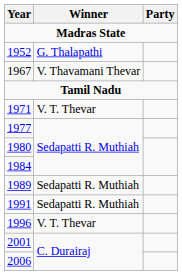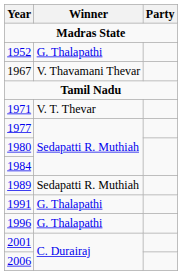(88, 204) Sedapatti R. Muthiah -> (70, 204) G. Thalapathi
(66, 223) V. T. Thevar -> (70, 223) G. Thalapathi
